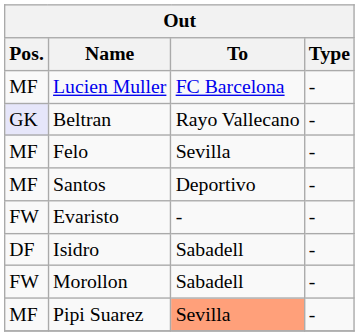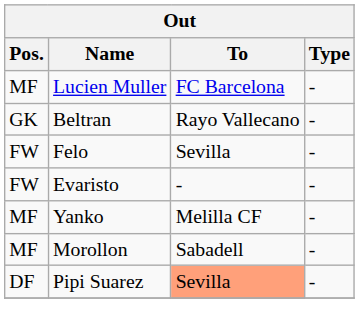(24, 119) lavender background -> (24, 119) no background
(24, 151) MF -> (24, 151) FW
- row: (79, 184)
+ row: (78, 216)
- row: (76, 249)
(24, 281) FW -> (24, 249) MF
(24, 314) MF -> (22, 281) DF
